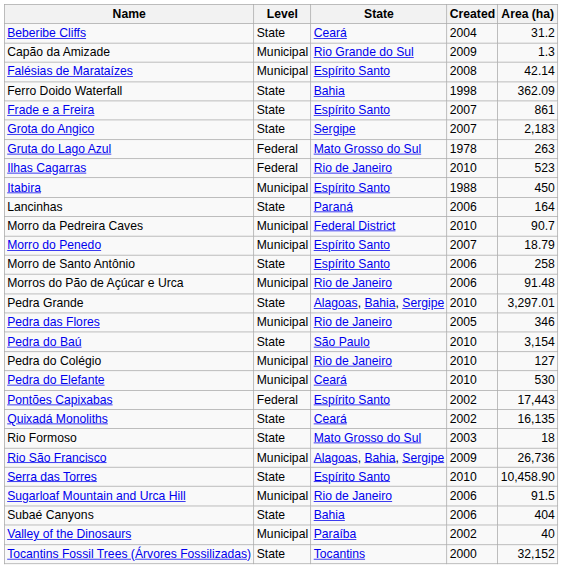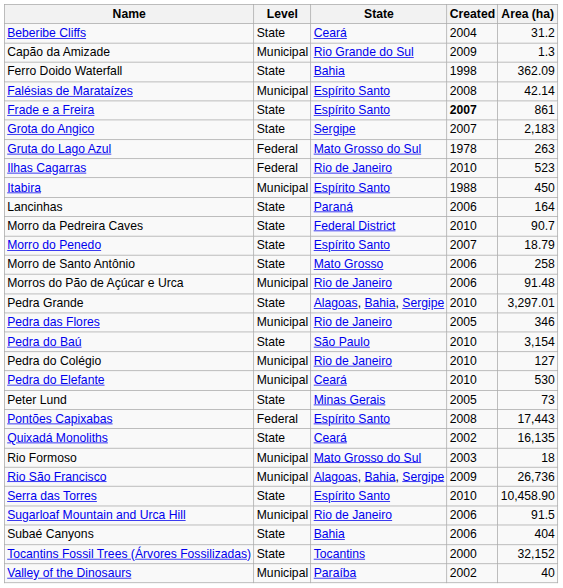rows swapped: (70, 71) <-> (65, 91)
(463, 110) normal -> (463, 110) bold
(282, 226) Municipal -> (271, 226) State
(282, 245) Municipal -> (271, 245) State
(352, 264) Espírito Santo -> (349, 264) Mato Grosso
+ row: (37, 399)
(463, 399) 2002 -> (463, 419) 2008
(271, 438) State -> (282, 457) Municipal
rows swapped: (129, 554) <-> (69, 534)
